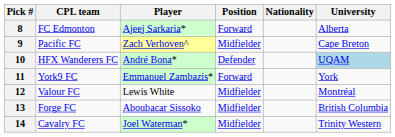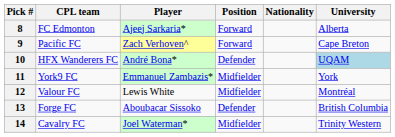(239, 44) Midfielder -> (235, 44) Forward
(235, 76) Forward -> (239, 76) Midfielder
(239, 108) Midfielder -> (237, 108) Defender
